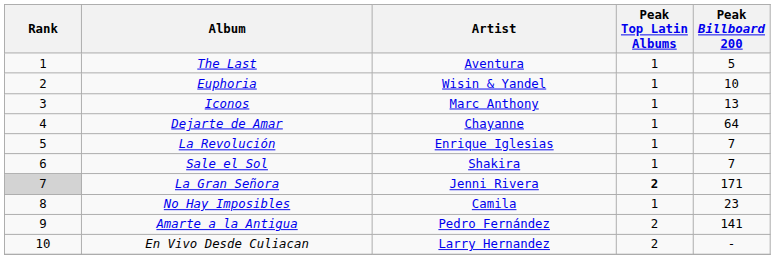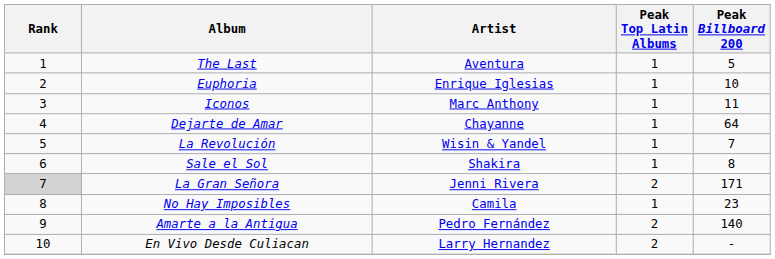(494, 83) Wisin & Yandel -> (494, 83) Enrique Iglesias
(732, 103) 13 -> (732, 103) 11
(494, 144) Enrique Iglesias -> (494, 144) Wisin & Yandel
(732, 164) 7 -> (732, 164) 8
(654, 184) bold -> (654, 184) normal
(732, 224) 141 -> (732, 224) 140
